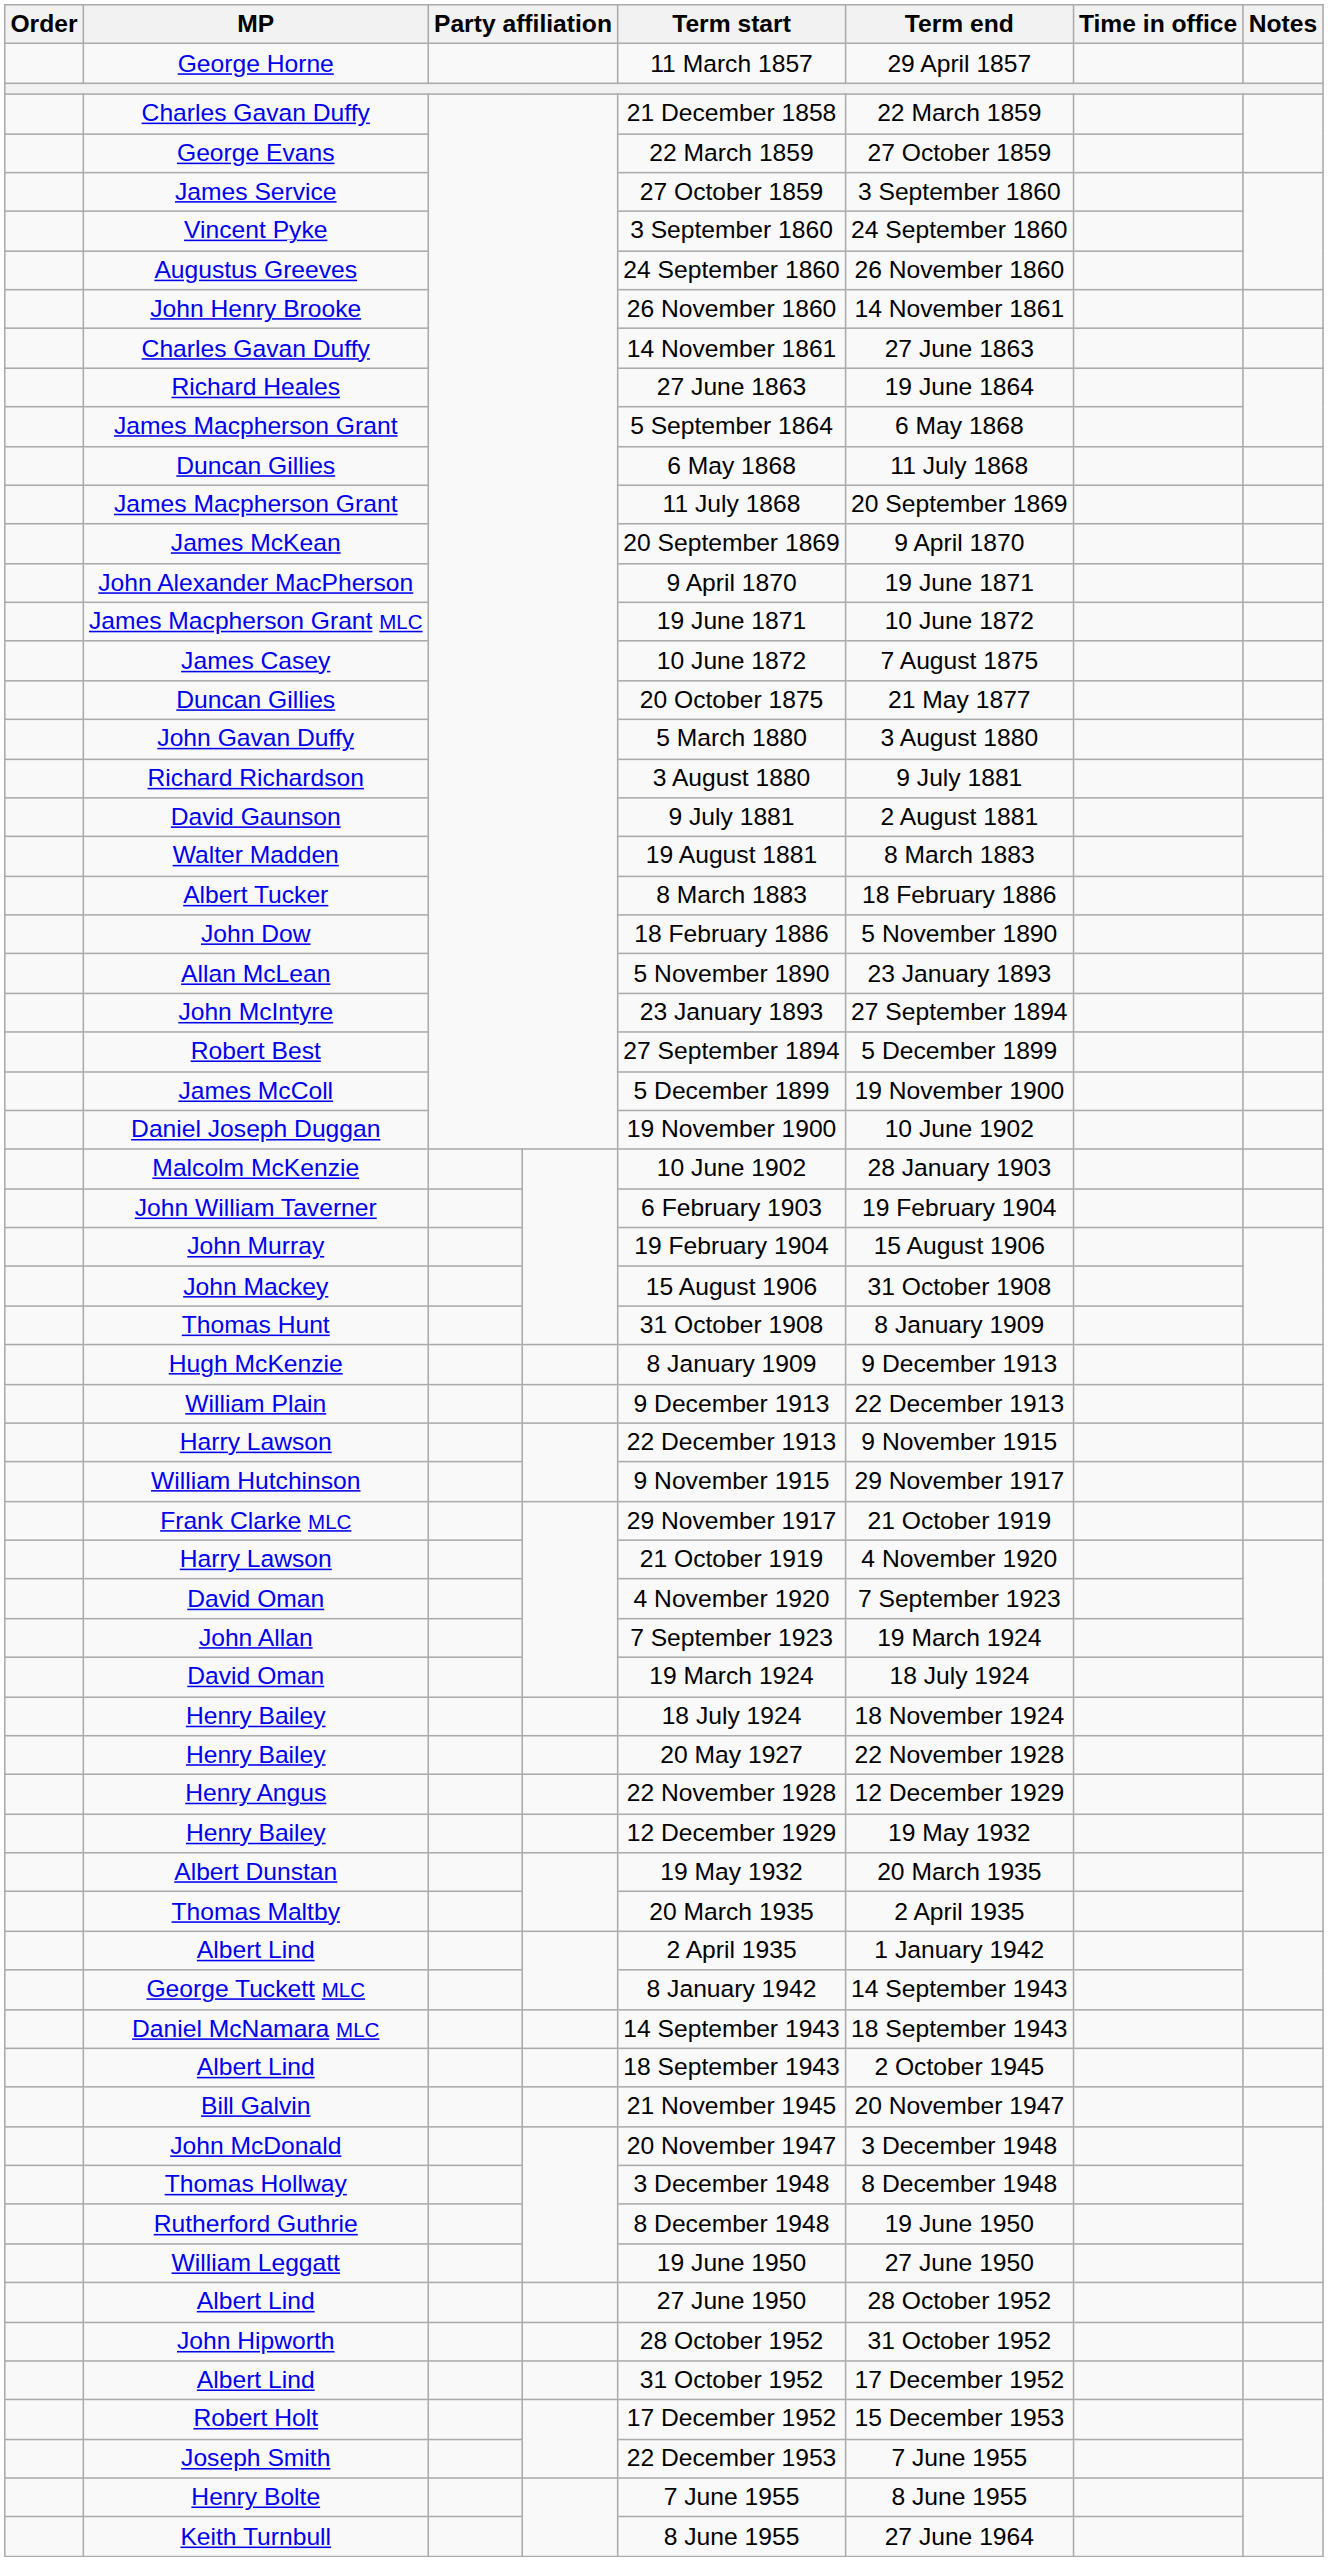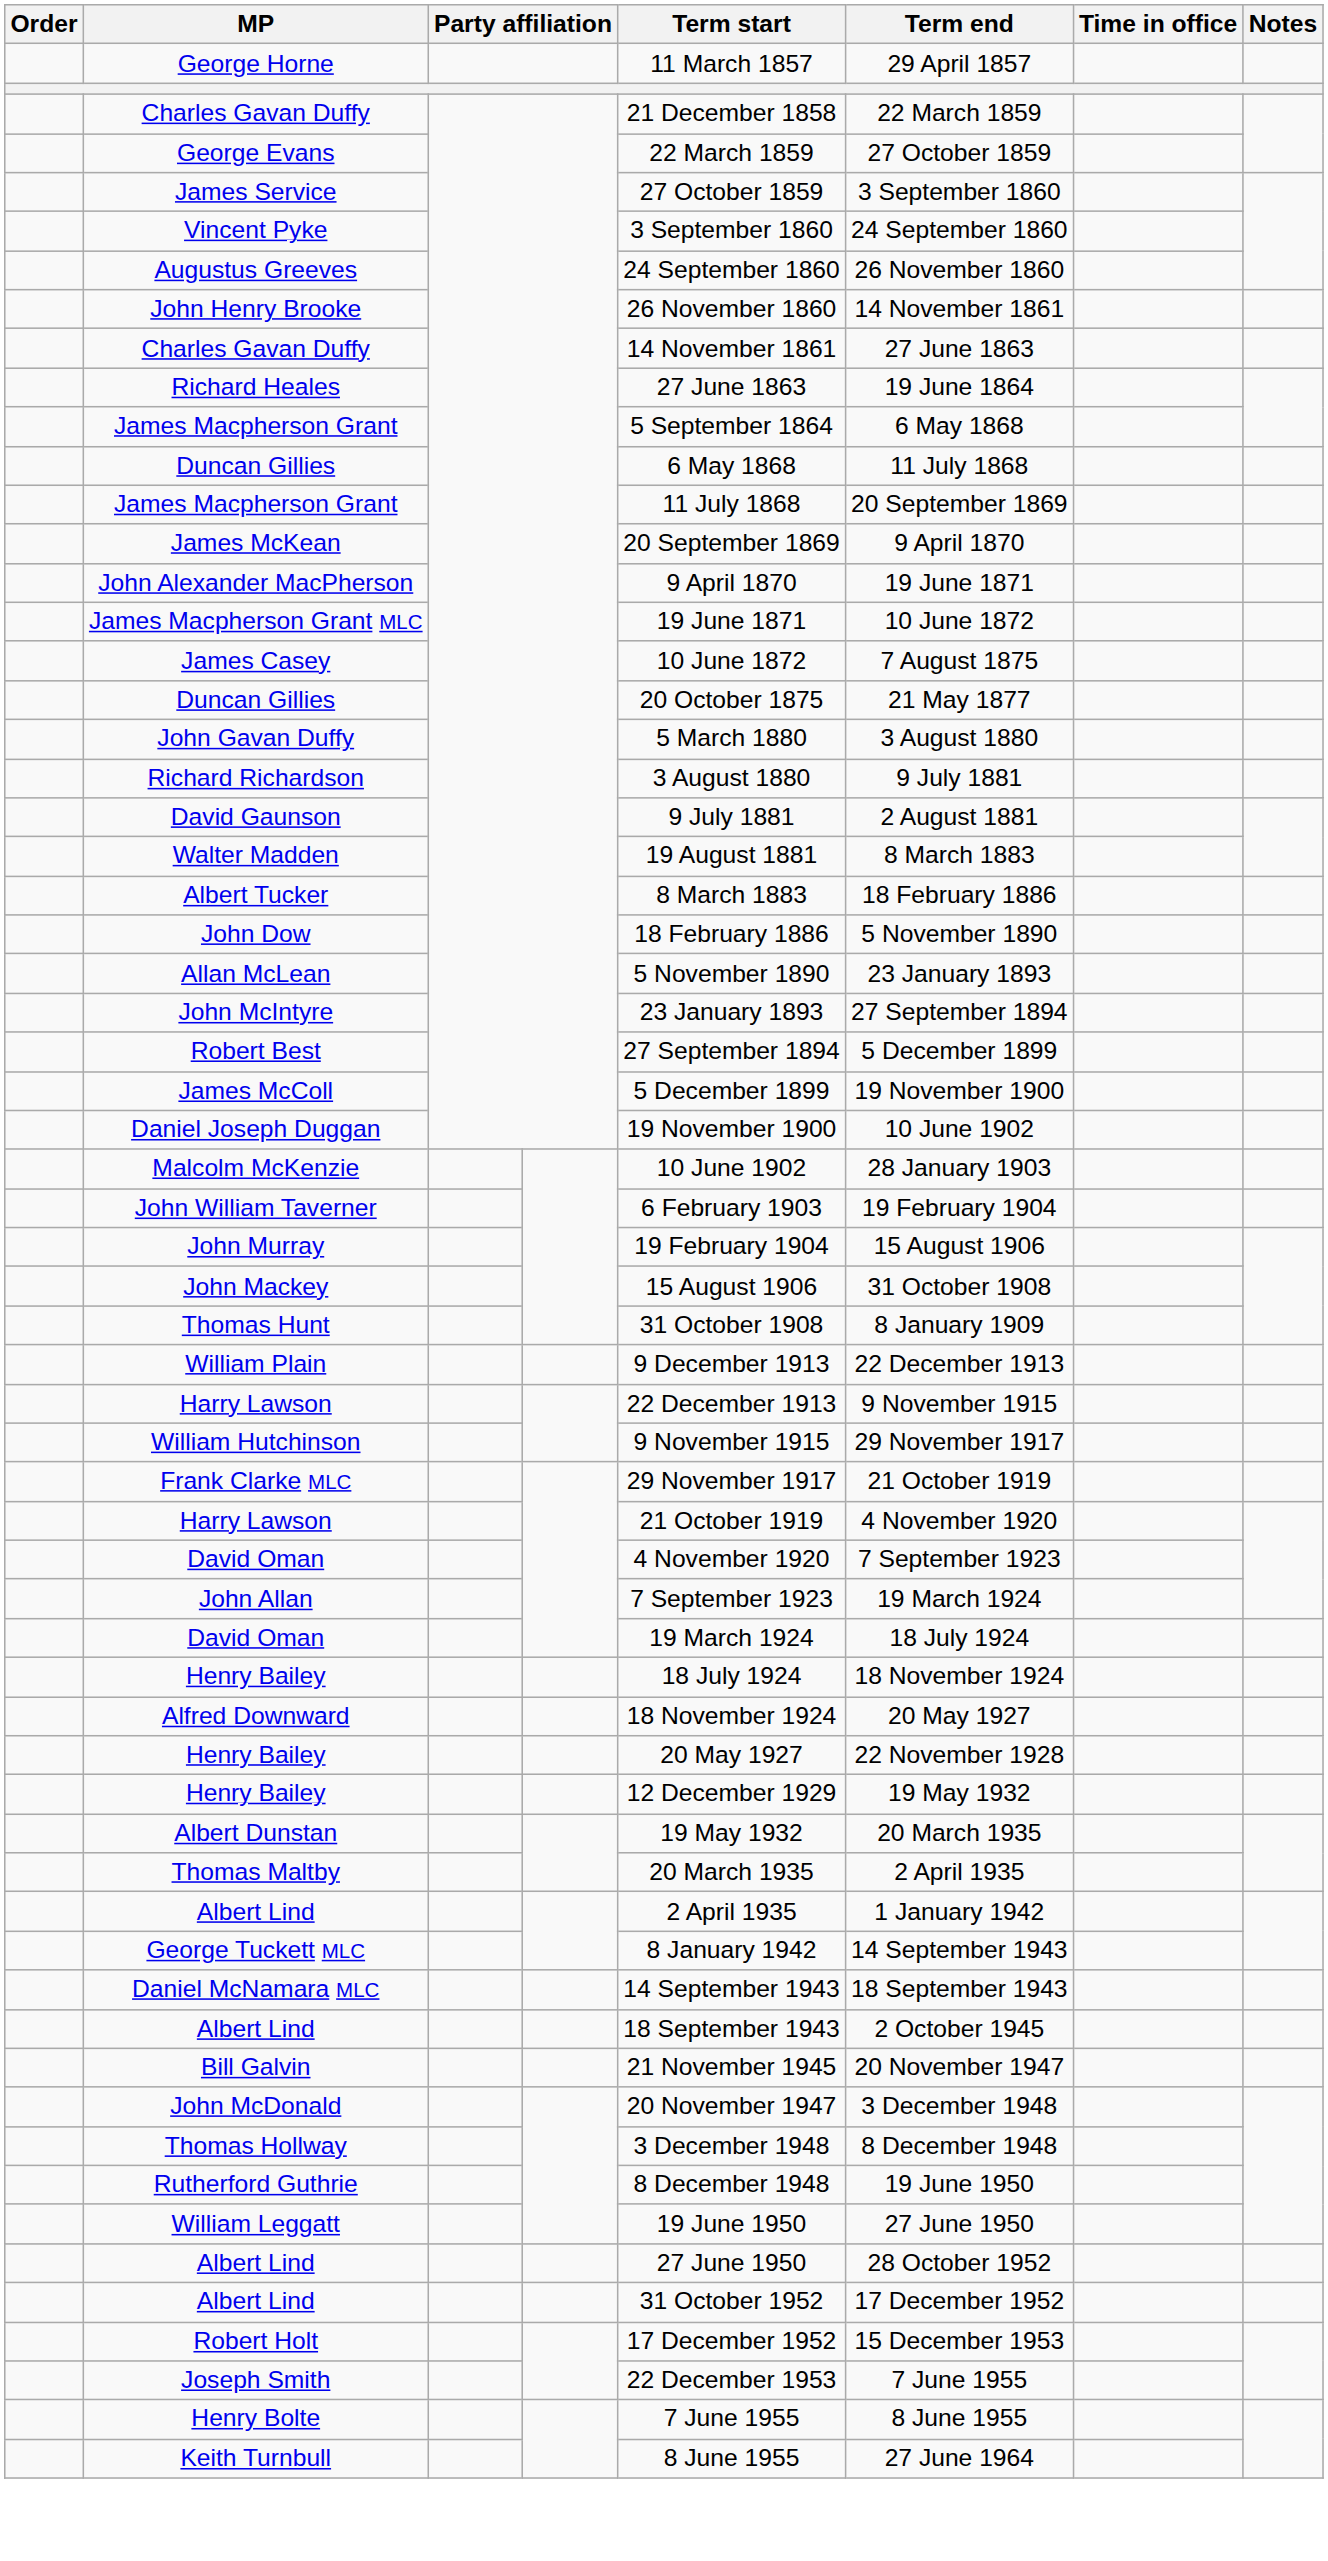- row: (44, 1364)
+ row: (44, 1716)
- row: (44, 1794)
- row: (44, 2341)
